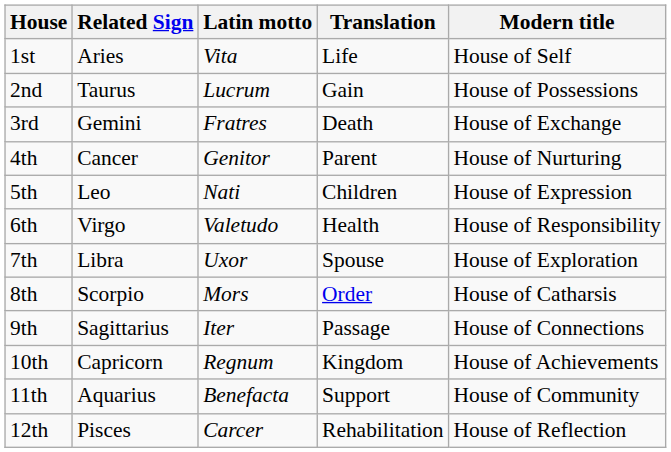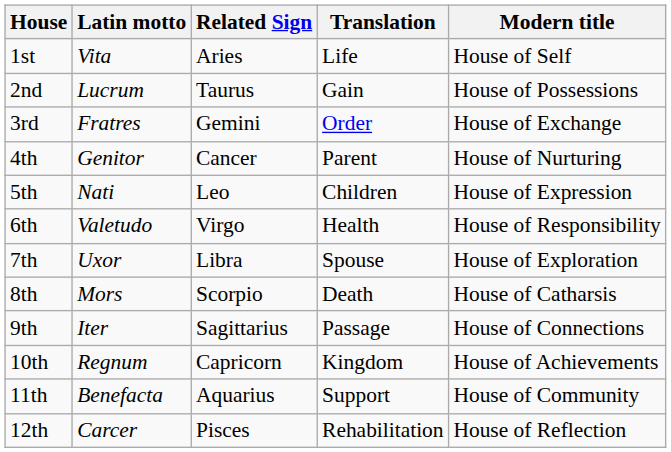columns swapped: (135, 21) <-> (258, 21)
(348, 123) Death -> (347, 123) Order
(347, 293) Order -> (348, 293) Death
